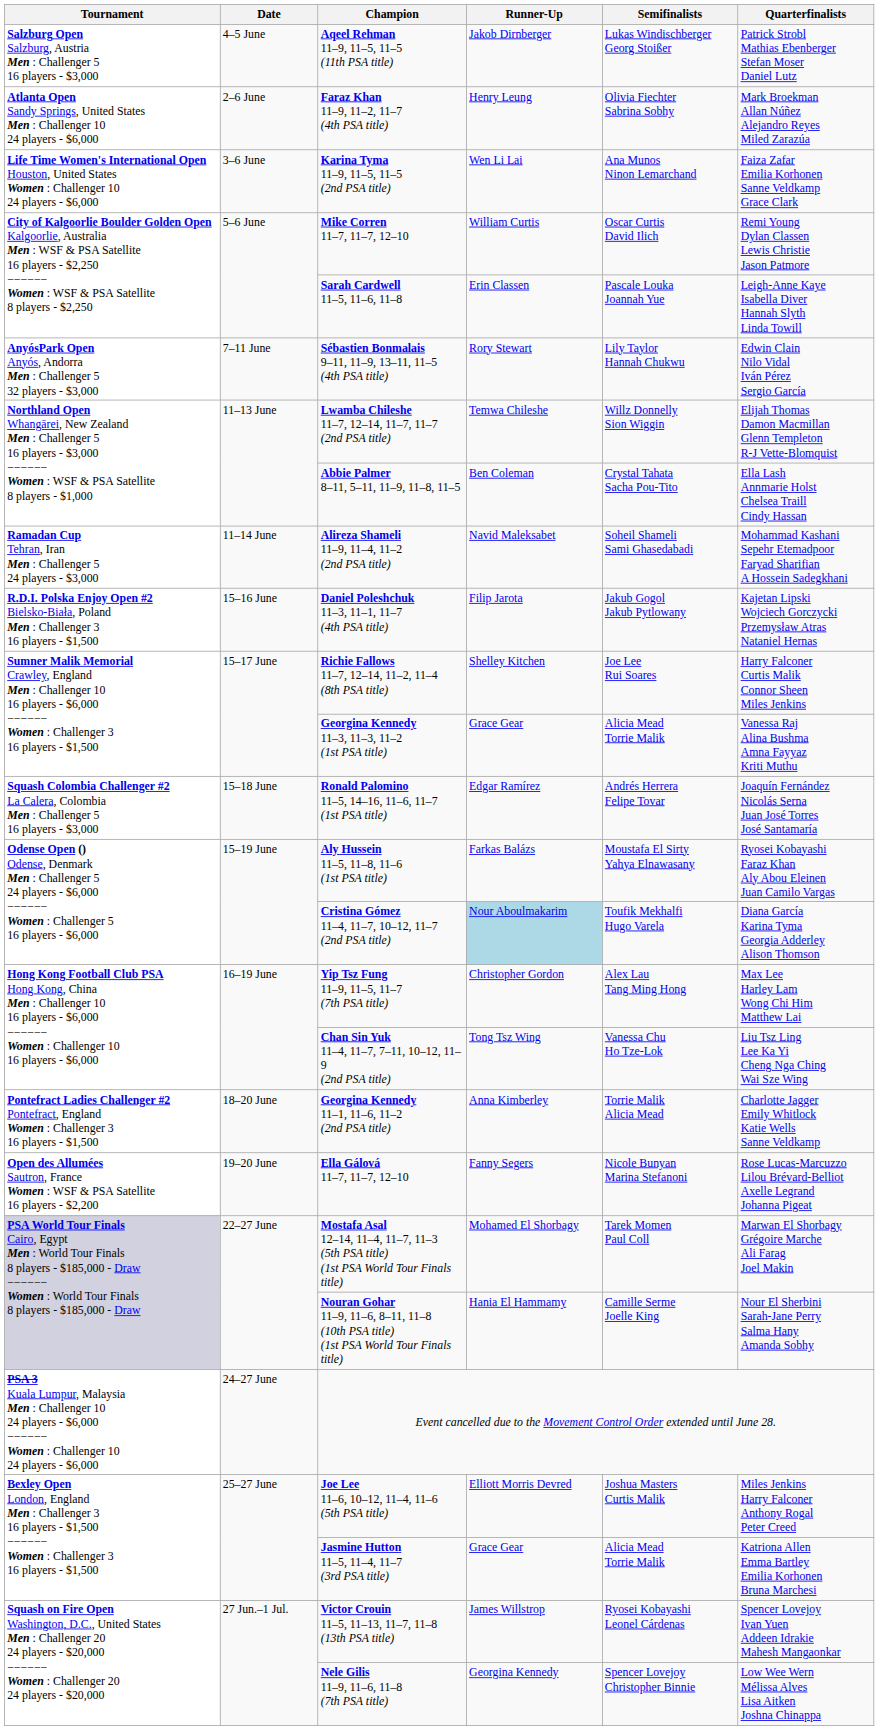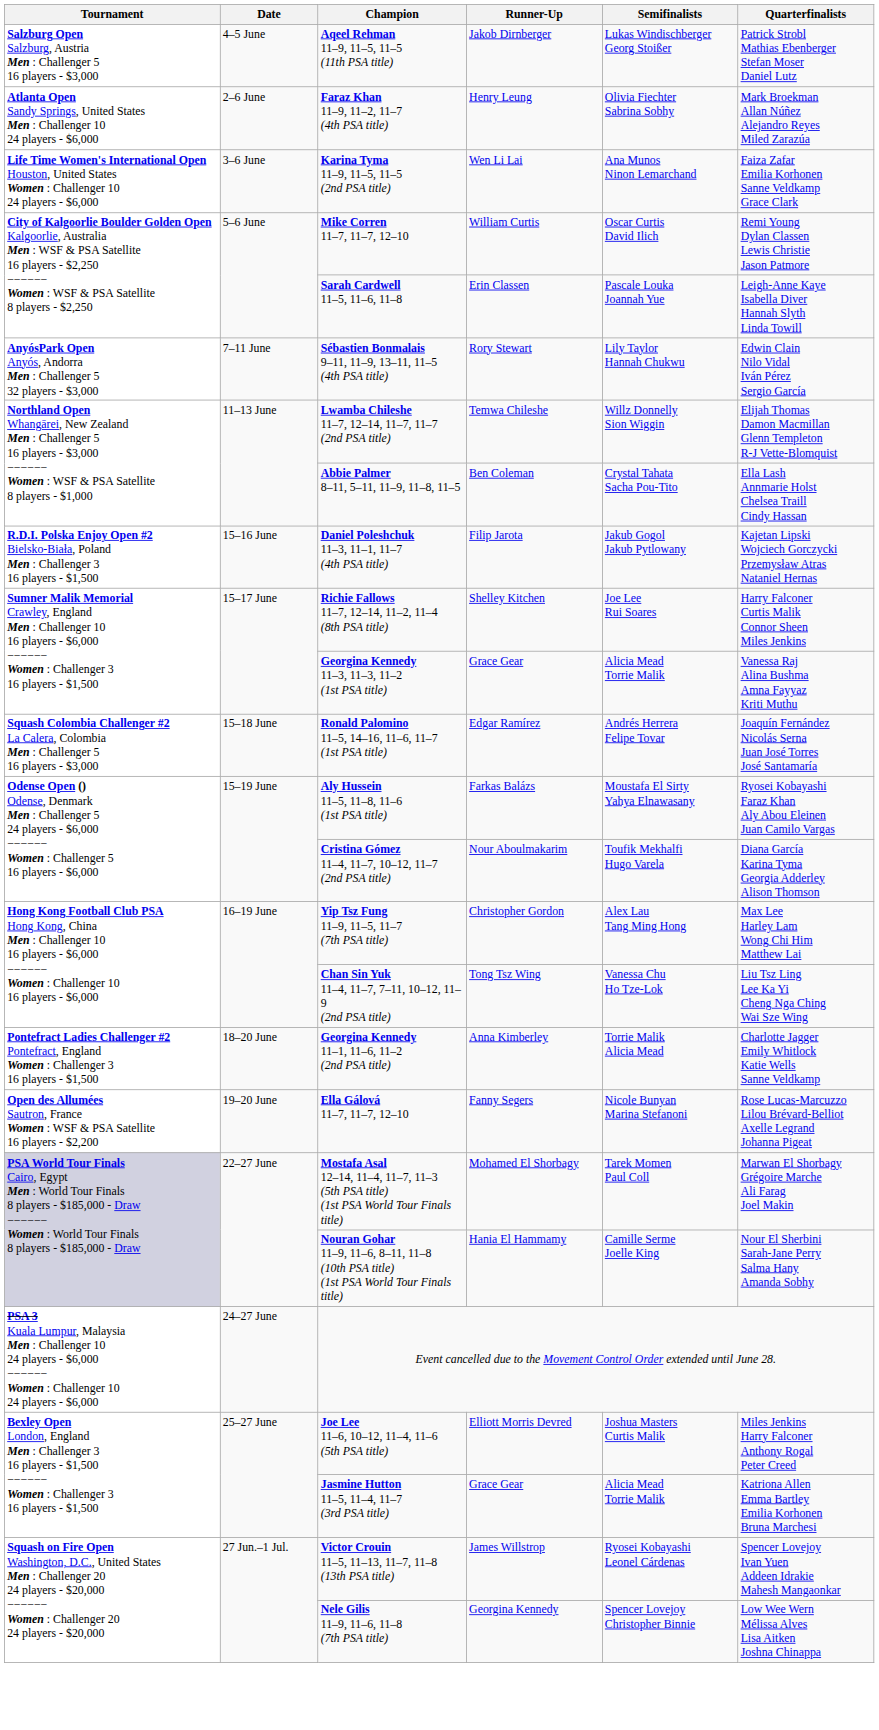- row: (361, 550)
(518, 911) lightblue background -> (518, 849) no background
